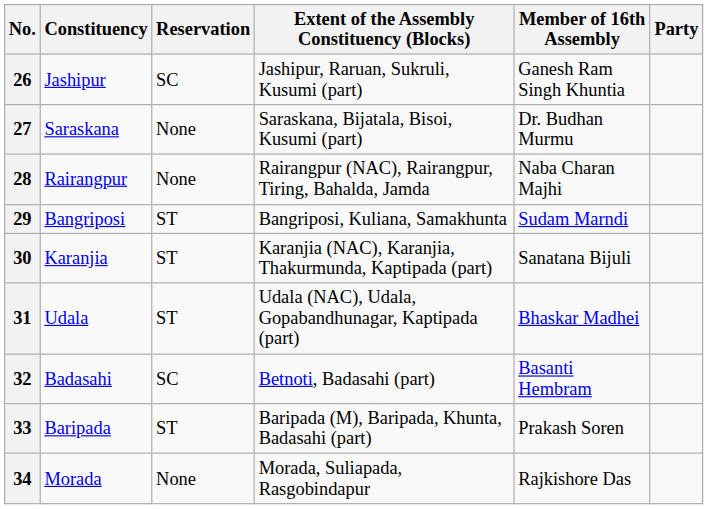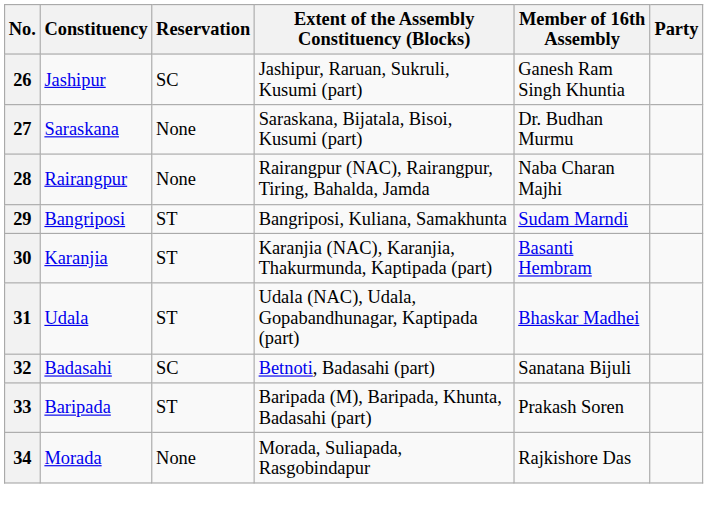(575, 258) Sanatana Bijuli -> (555, 258) Basanti Hembram
(555, 378) Basanti Hembram -> (575, 368) Sanatana Bijuli
